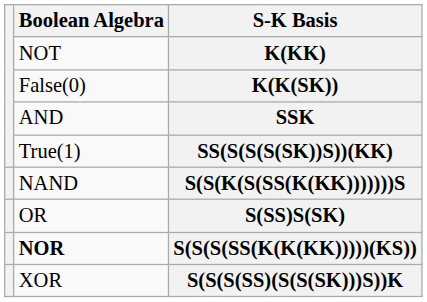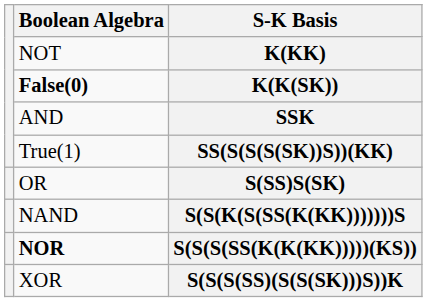(52, 85) normal -> (53, 85) bold
rows swapped: (295, 215) <-> (295, 183)
